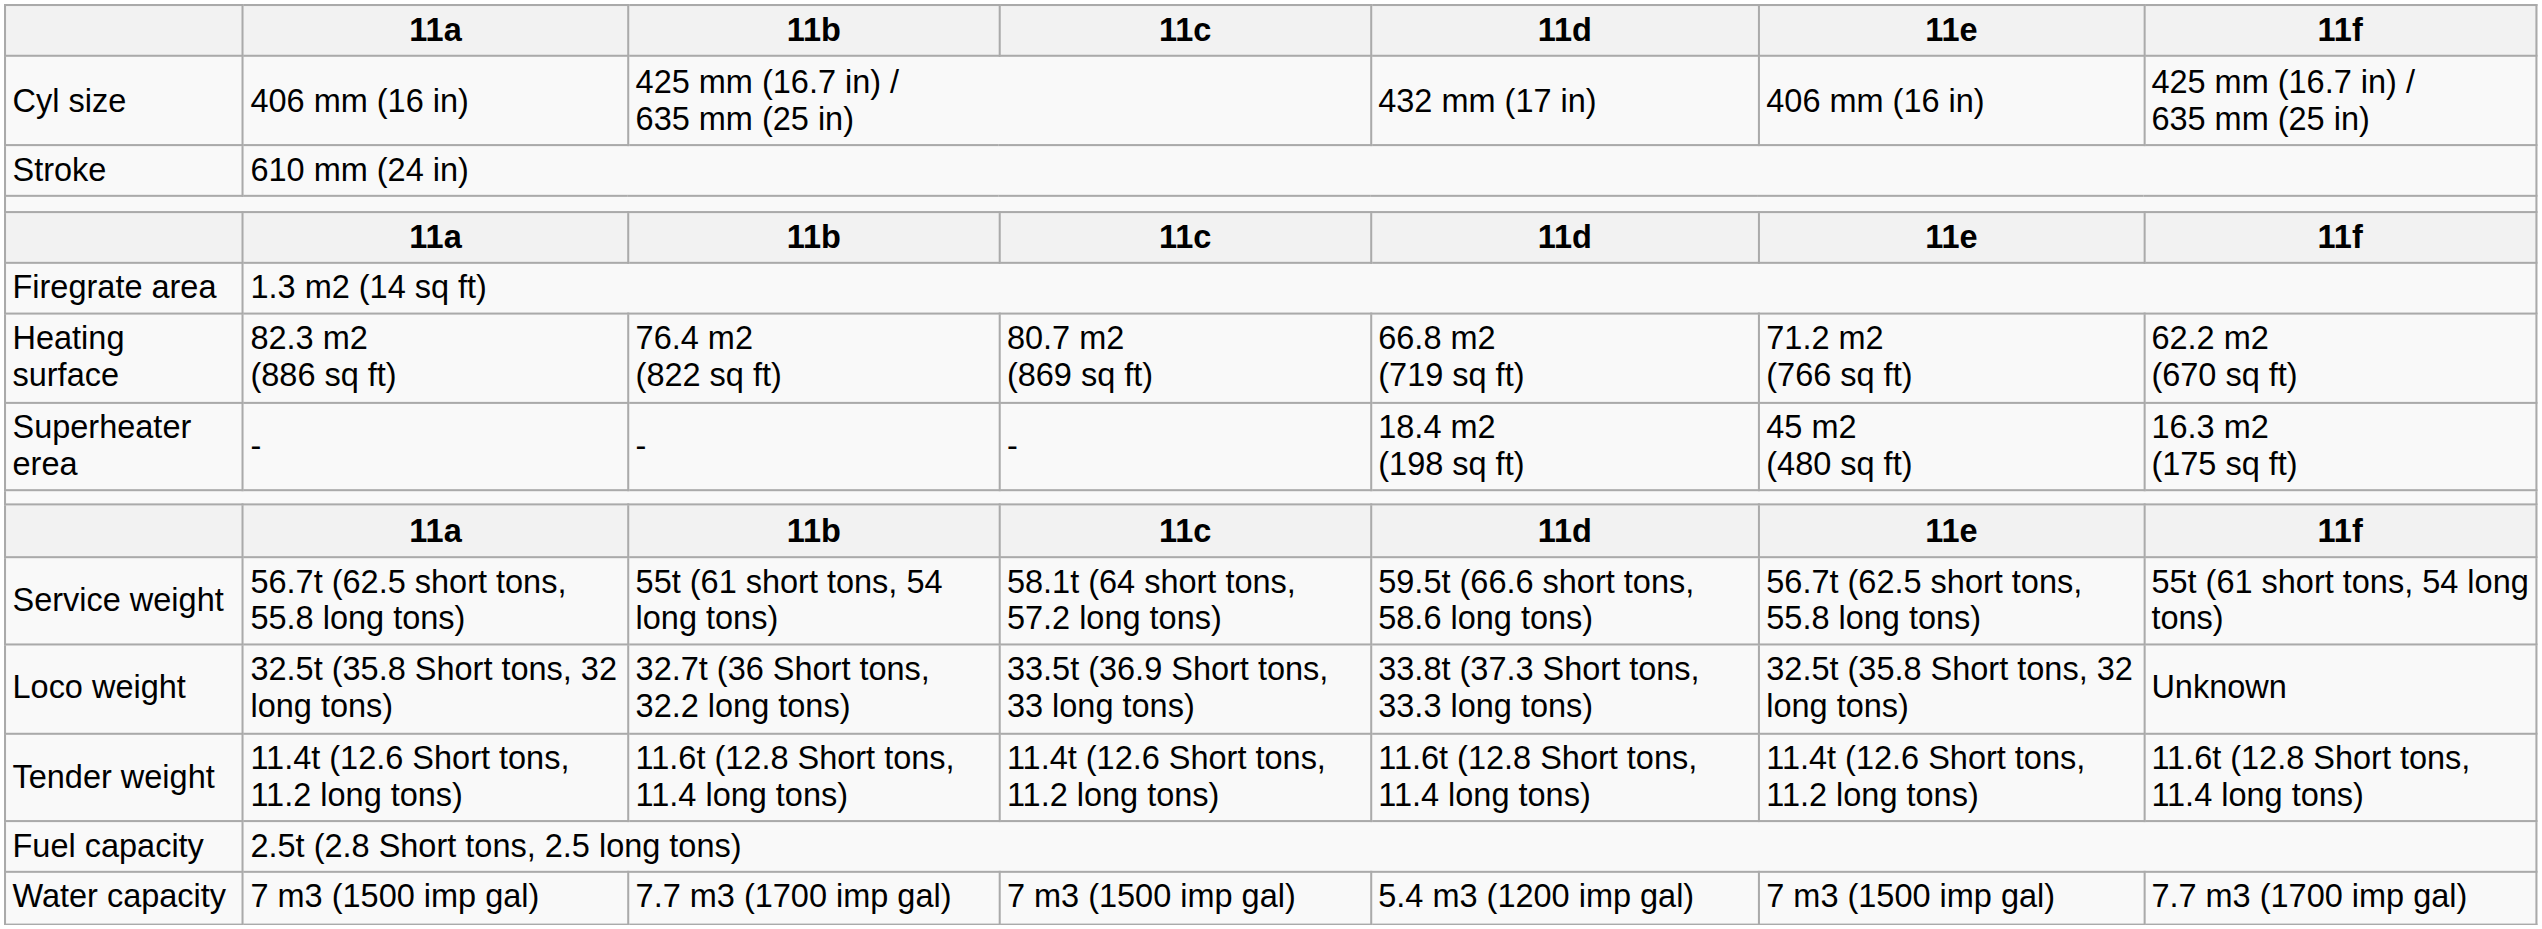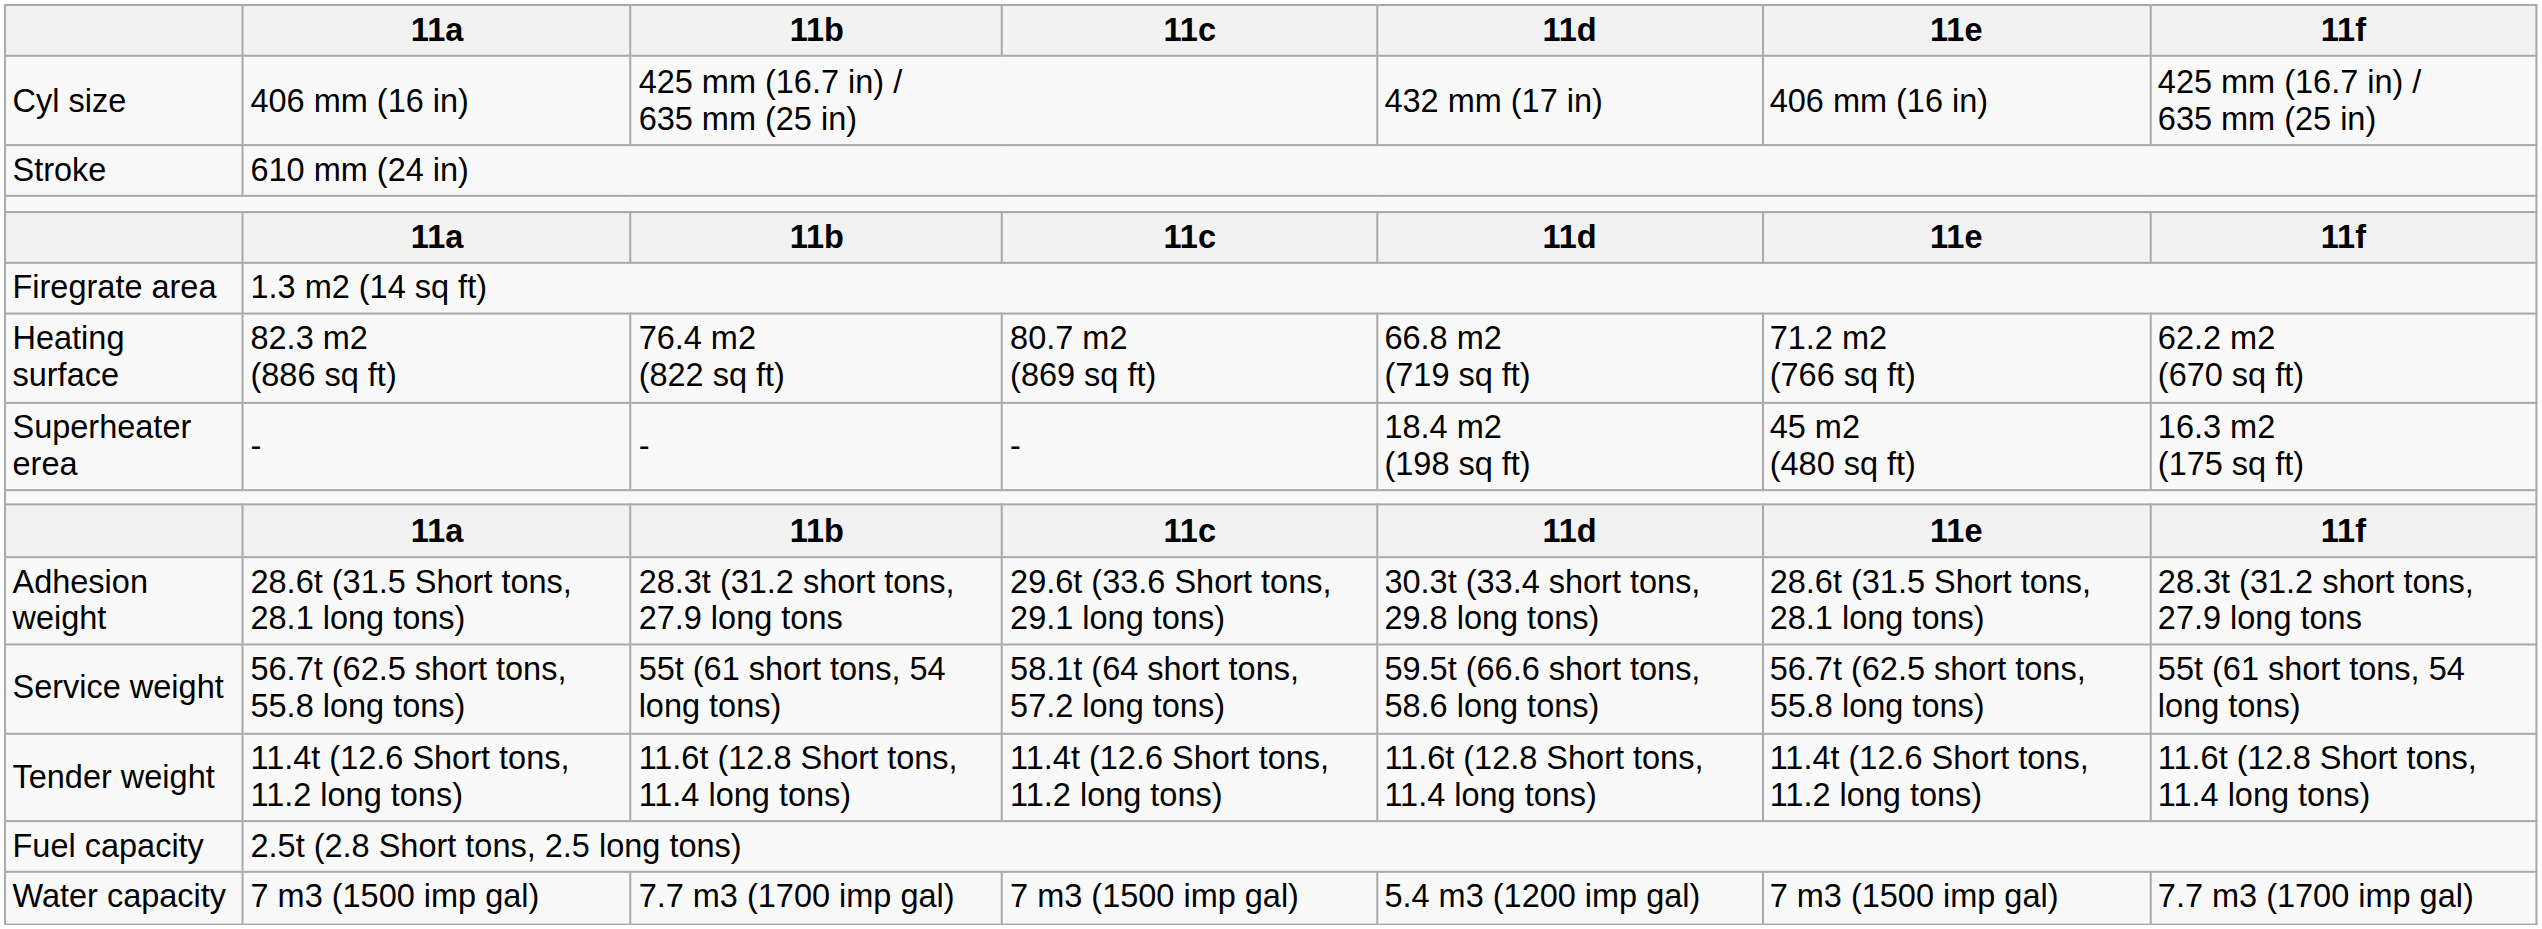+ row: (80, 600)
- row: (99, 688)
